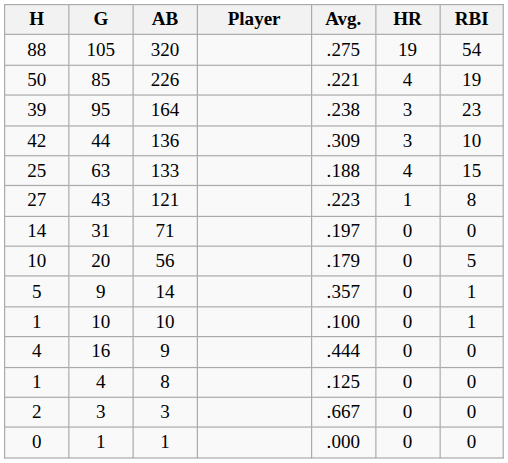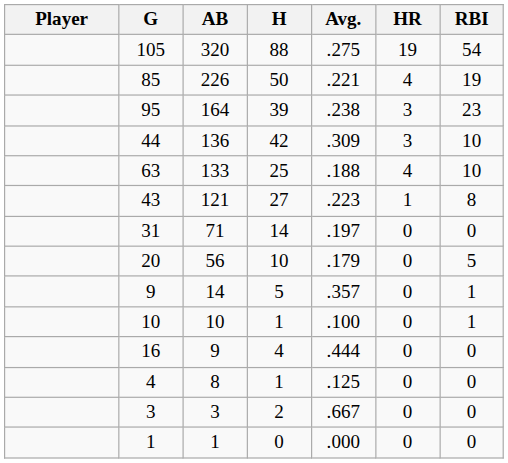columns swapped: (254, 19) <-> (37, 19)
(472, 170) 15 -> (472, 170) 10
